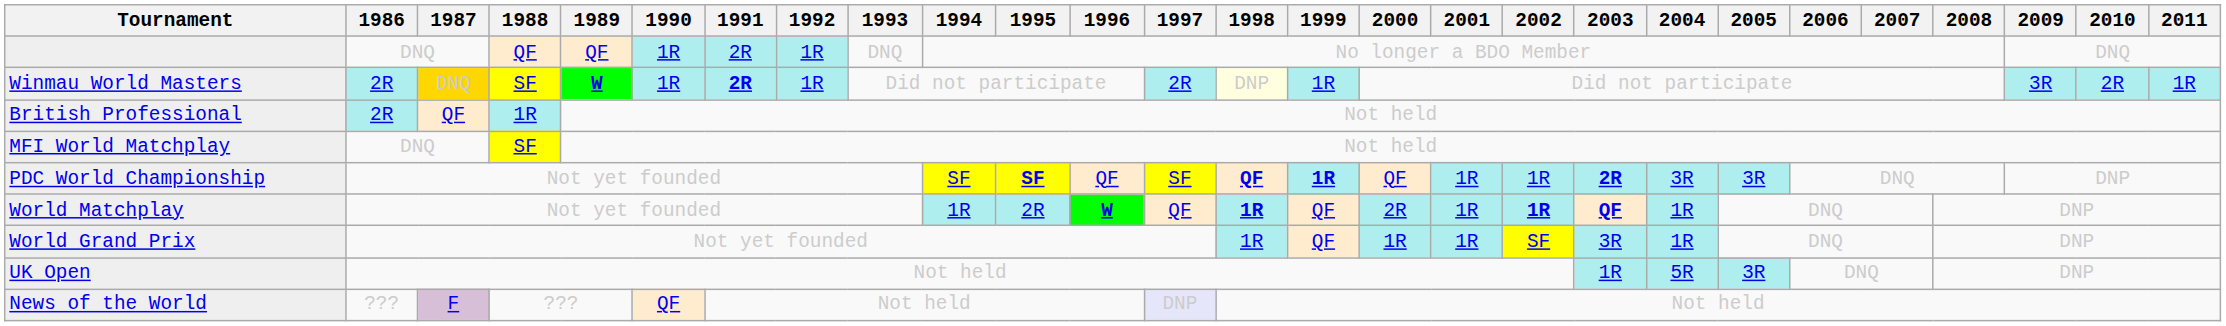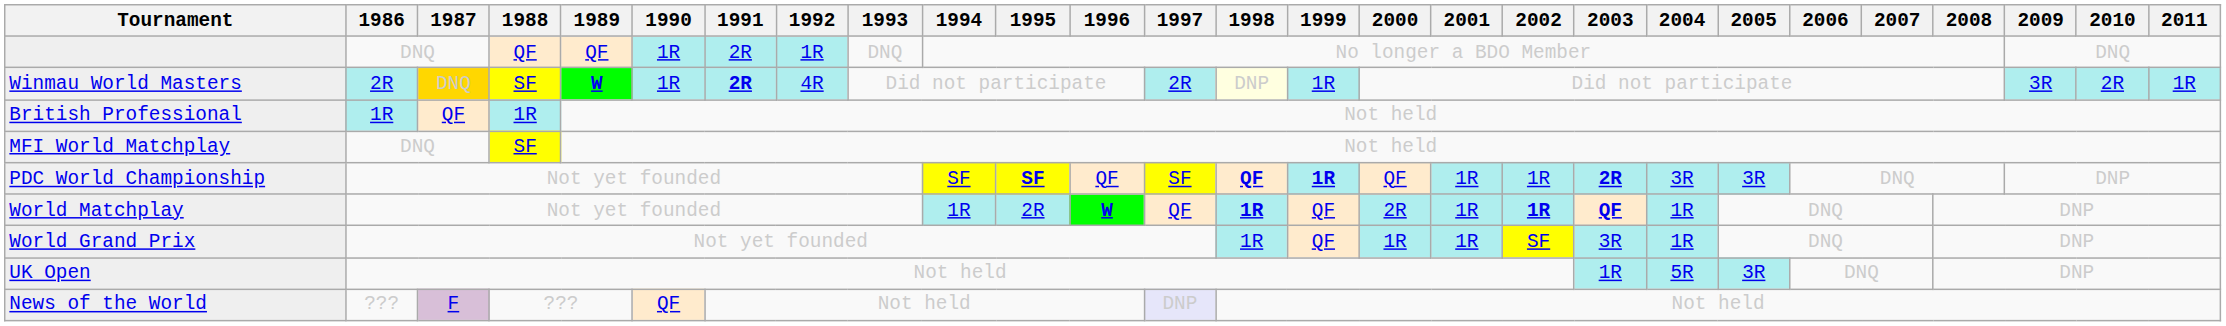(812, 84) 1R -> (812, 84) 4R
(382, 115) 2R -> (382, 115) 1R
